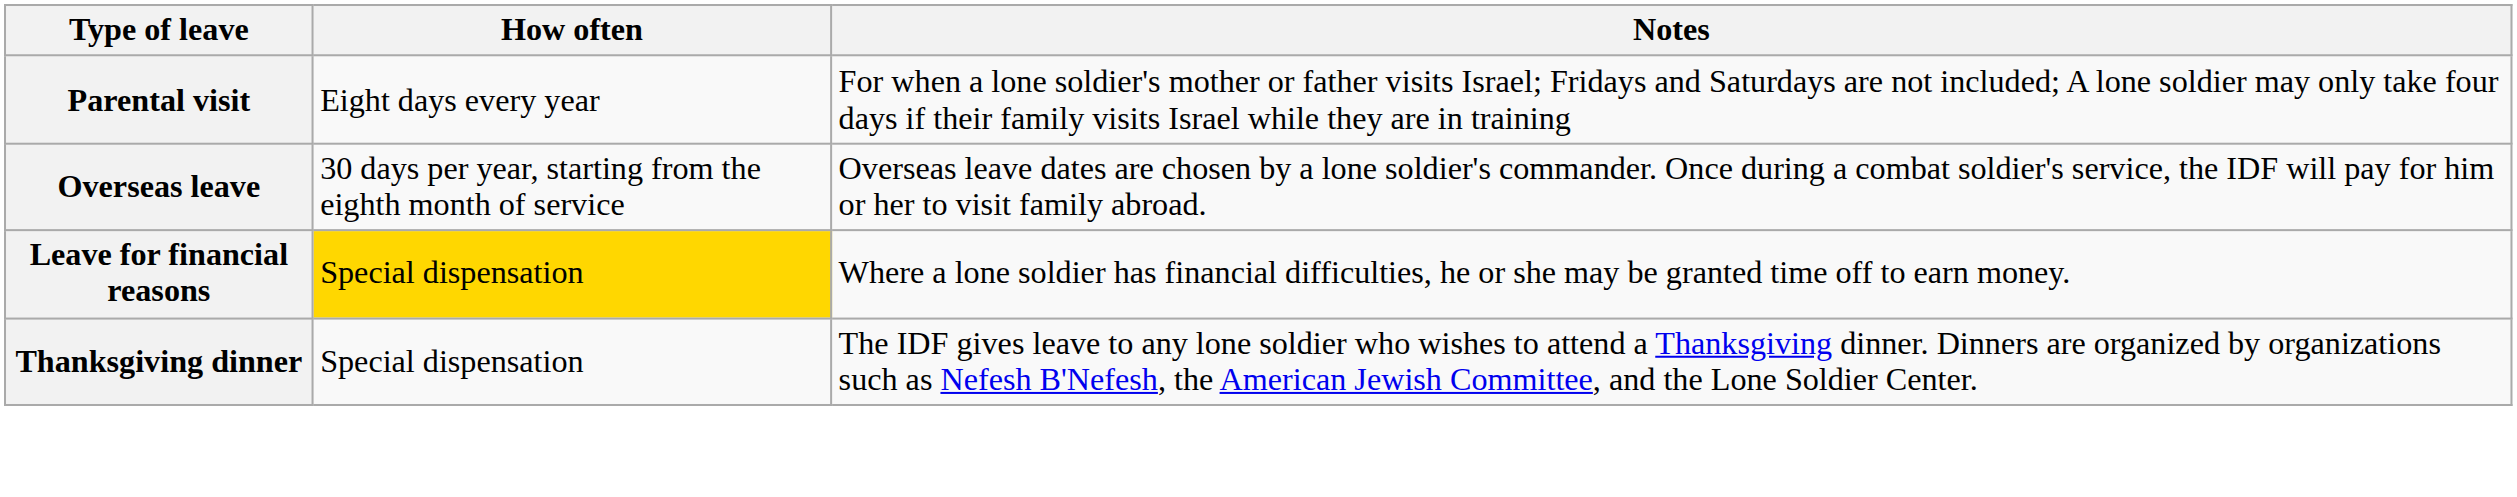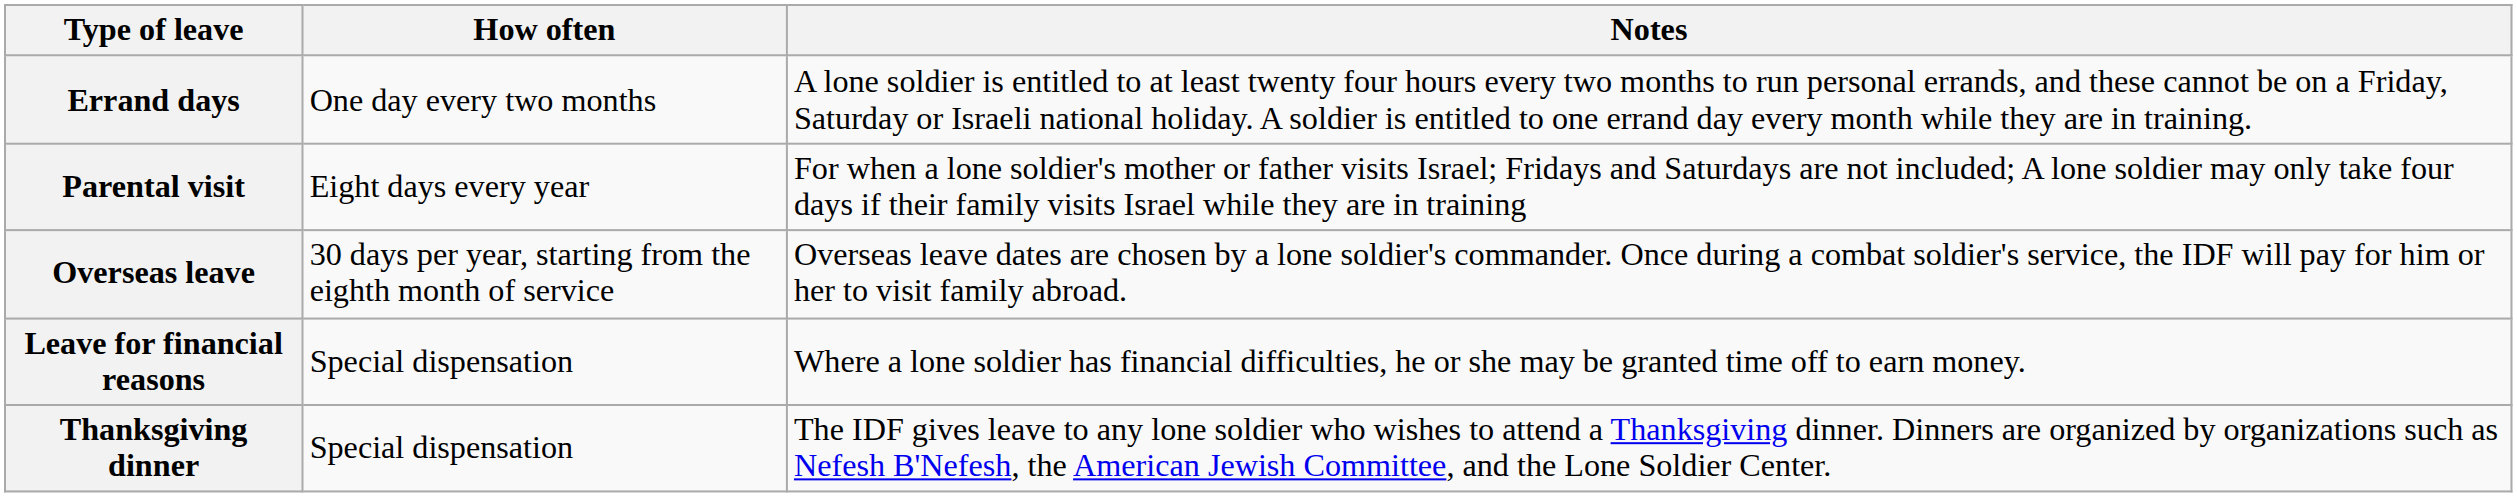+ row: (154, 99)
(452, 273) gold background -> (441, 360) no background
